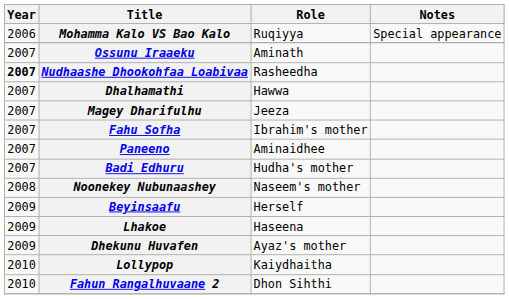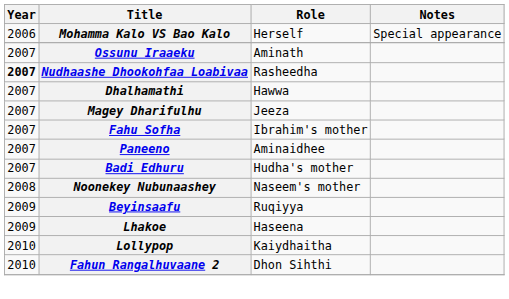(279, 33) Ruqiyya -> (279, 33) Herself
(279, 207) Herself -> (279, 207) Ruqiyya
- row: (145, 245)
